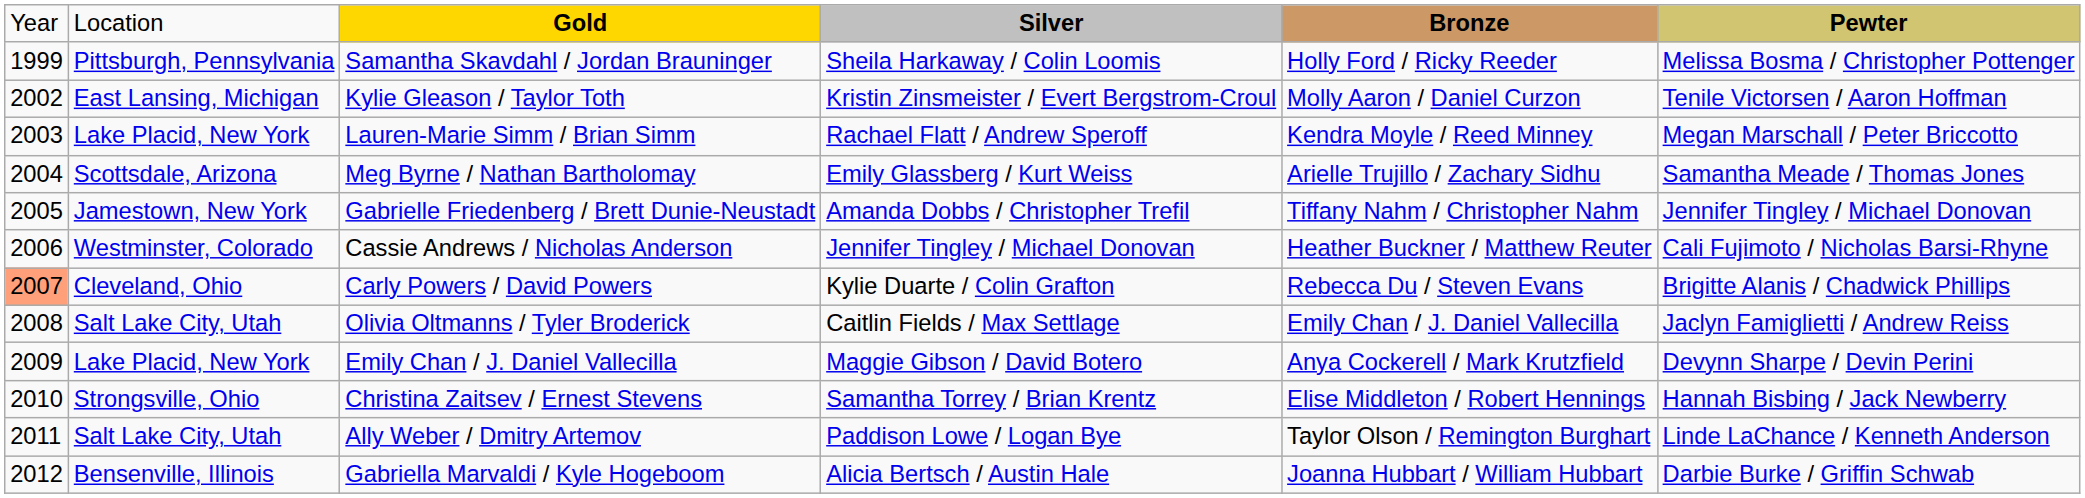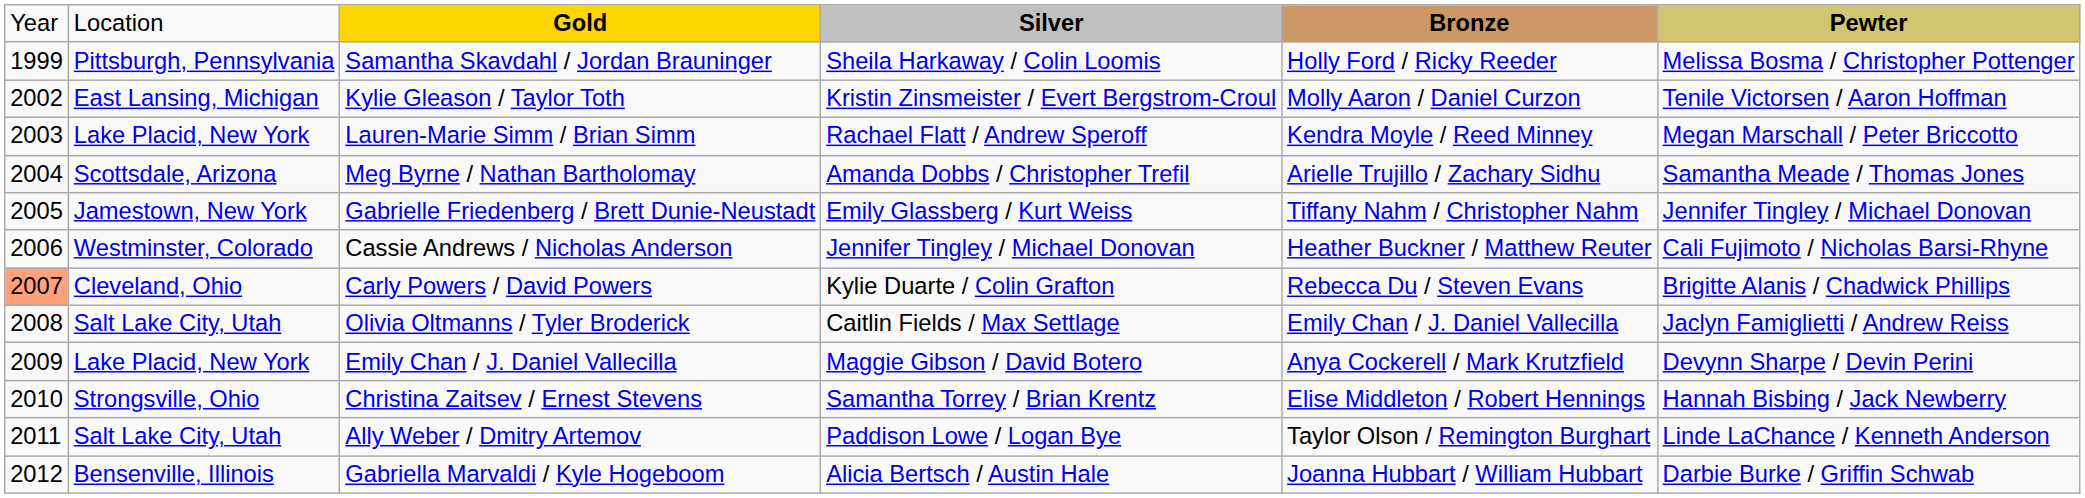(979, 173) Emily Glassberg / Kurt Weiss -> (1008, 173) Amanda Dobbs / Christopher Trefil
(1008, 211) Amanda Dobbs / Christopher Trefil -> (979, 211) Emily Glassberg / Kurt Weiss
